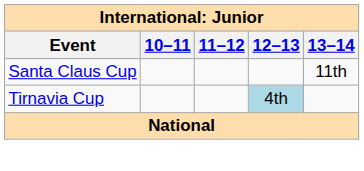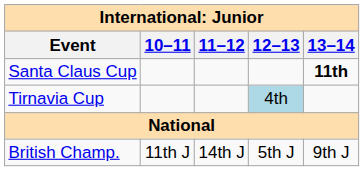(331, 71) normal -> (331, 71) bold
+ row: (64, 152)
